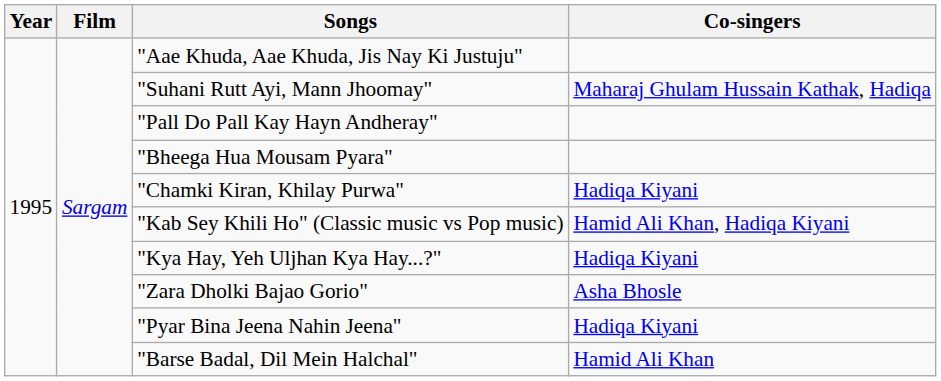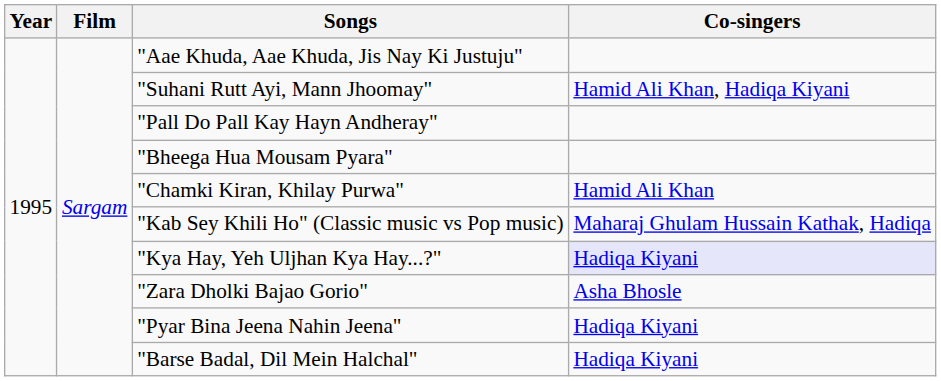(752, 88) Maharaj Ghulam Hussain Kathak, Hadiqa -> (711, 88) Hamid Ali Khan, Hadiqa Kiyani
(636, 190) Hadiqa Kiyani -> (644, 190) Hamid Ali Khan
(711, 223) Hamid Ali Khan, Hadiqa Kiyani -> (752, 223) Maharaj Ghulam Hussain Kathak, Hadiqa
(636, 257) no background -> (636, 257) lavender background
(644, 358) Hamid Ali Khan -> (636, 358) Hadiqa Kiyani
